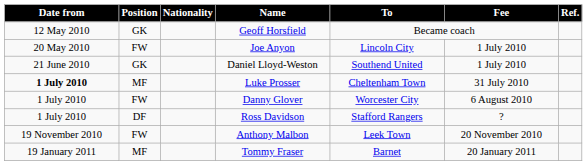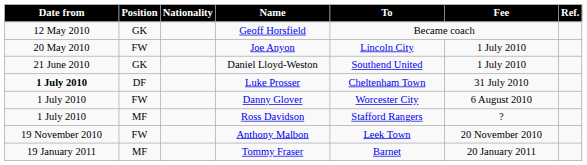(140, 82) MF -> (140, 82) DF
(140, 117) DF -> (140, 117) MF
